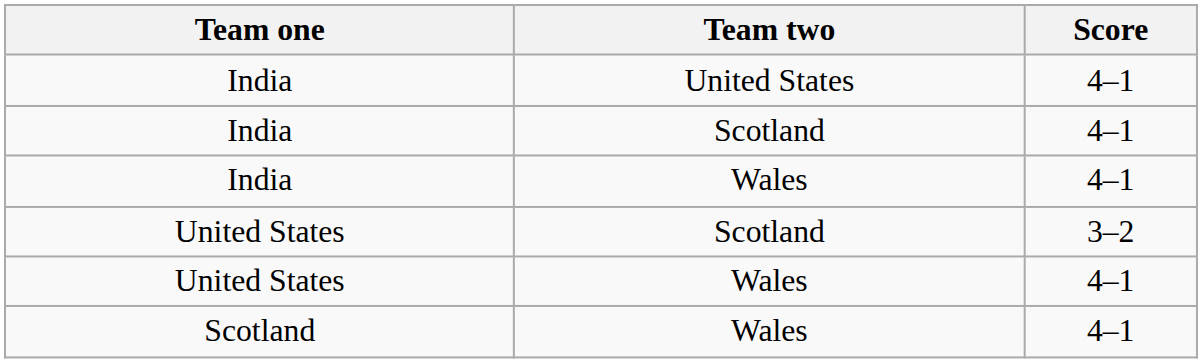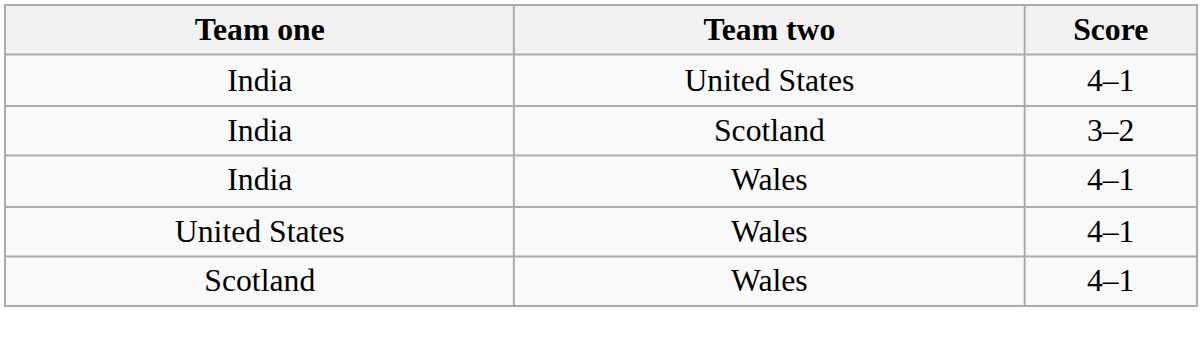(1111, 130) 4–1 -> (1111, 130) 3–2
- row: (260, 230)
